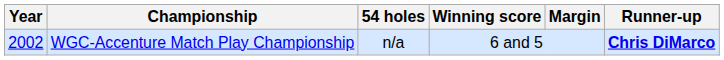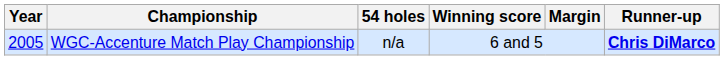(26, 42) 2002 -> (26, 42) 2005
